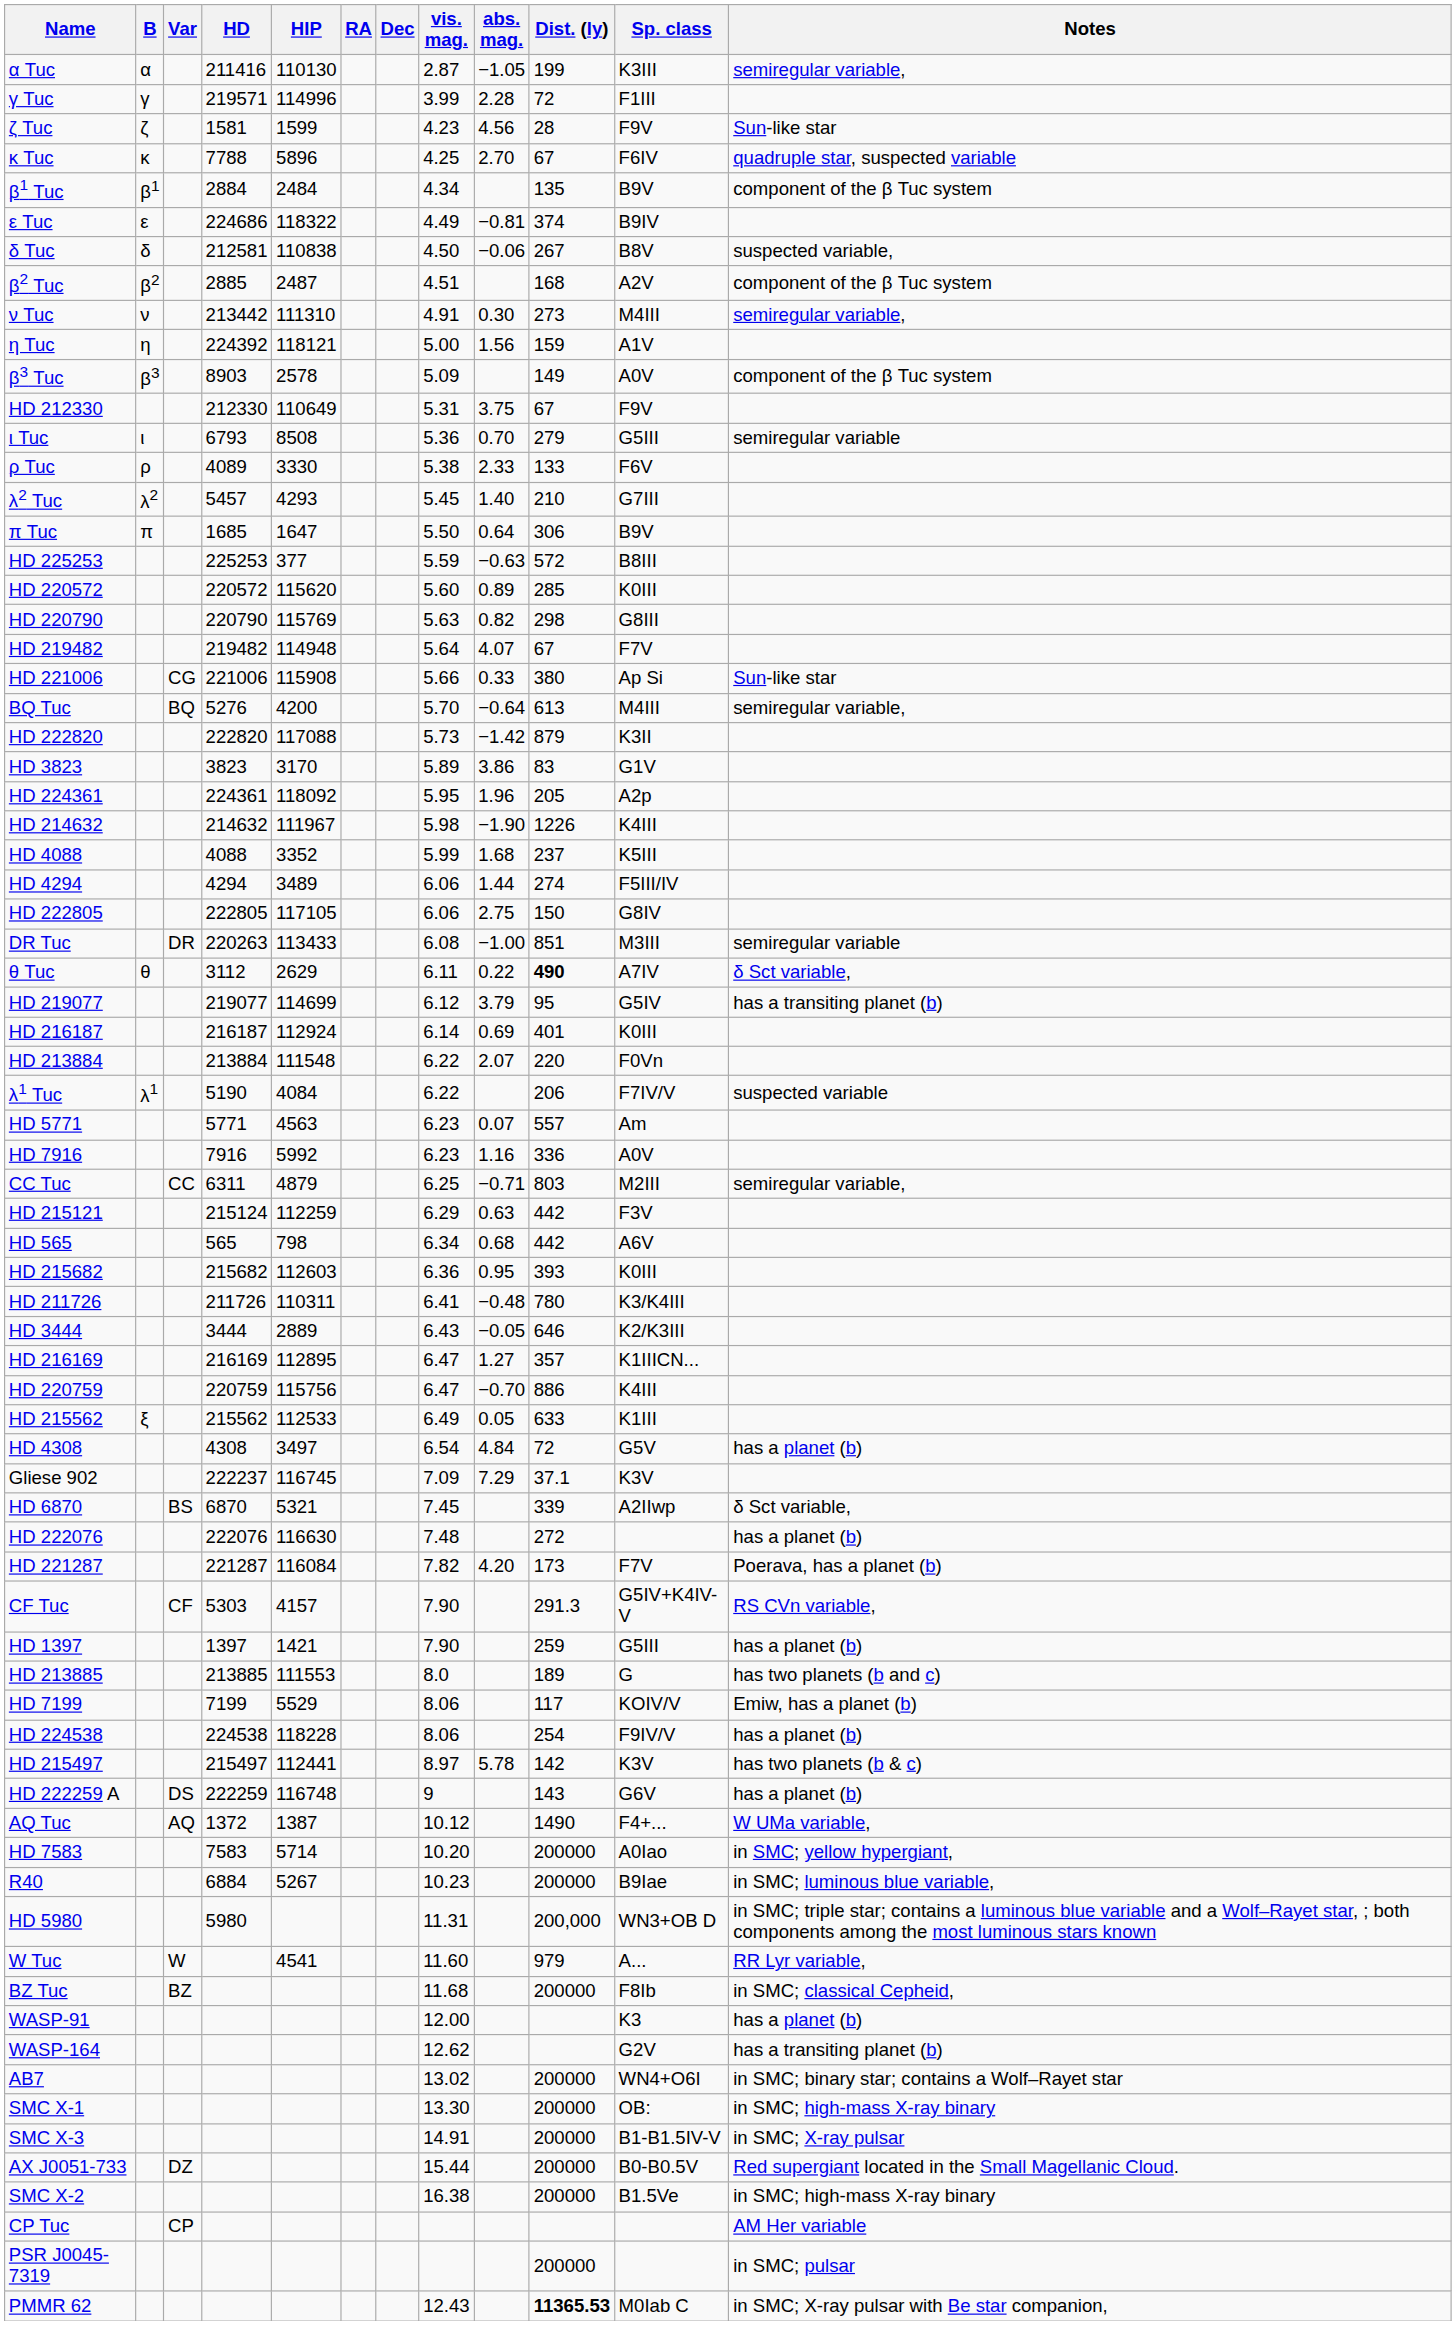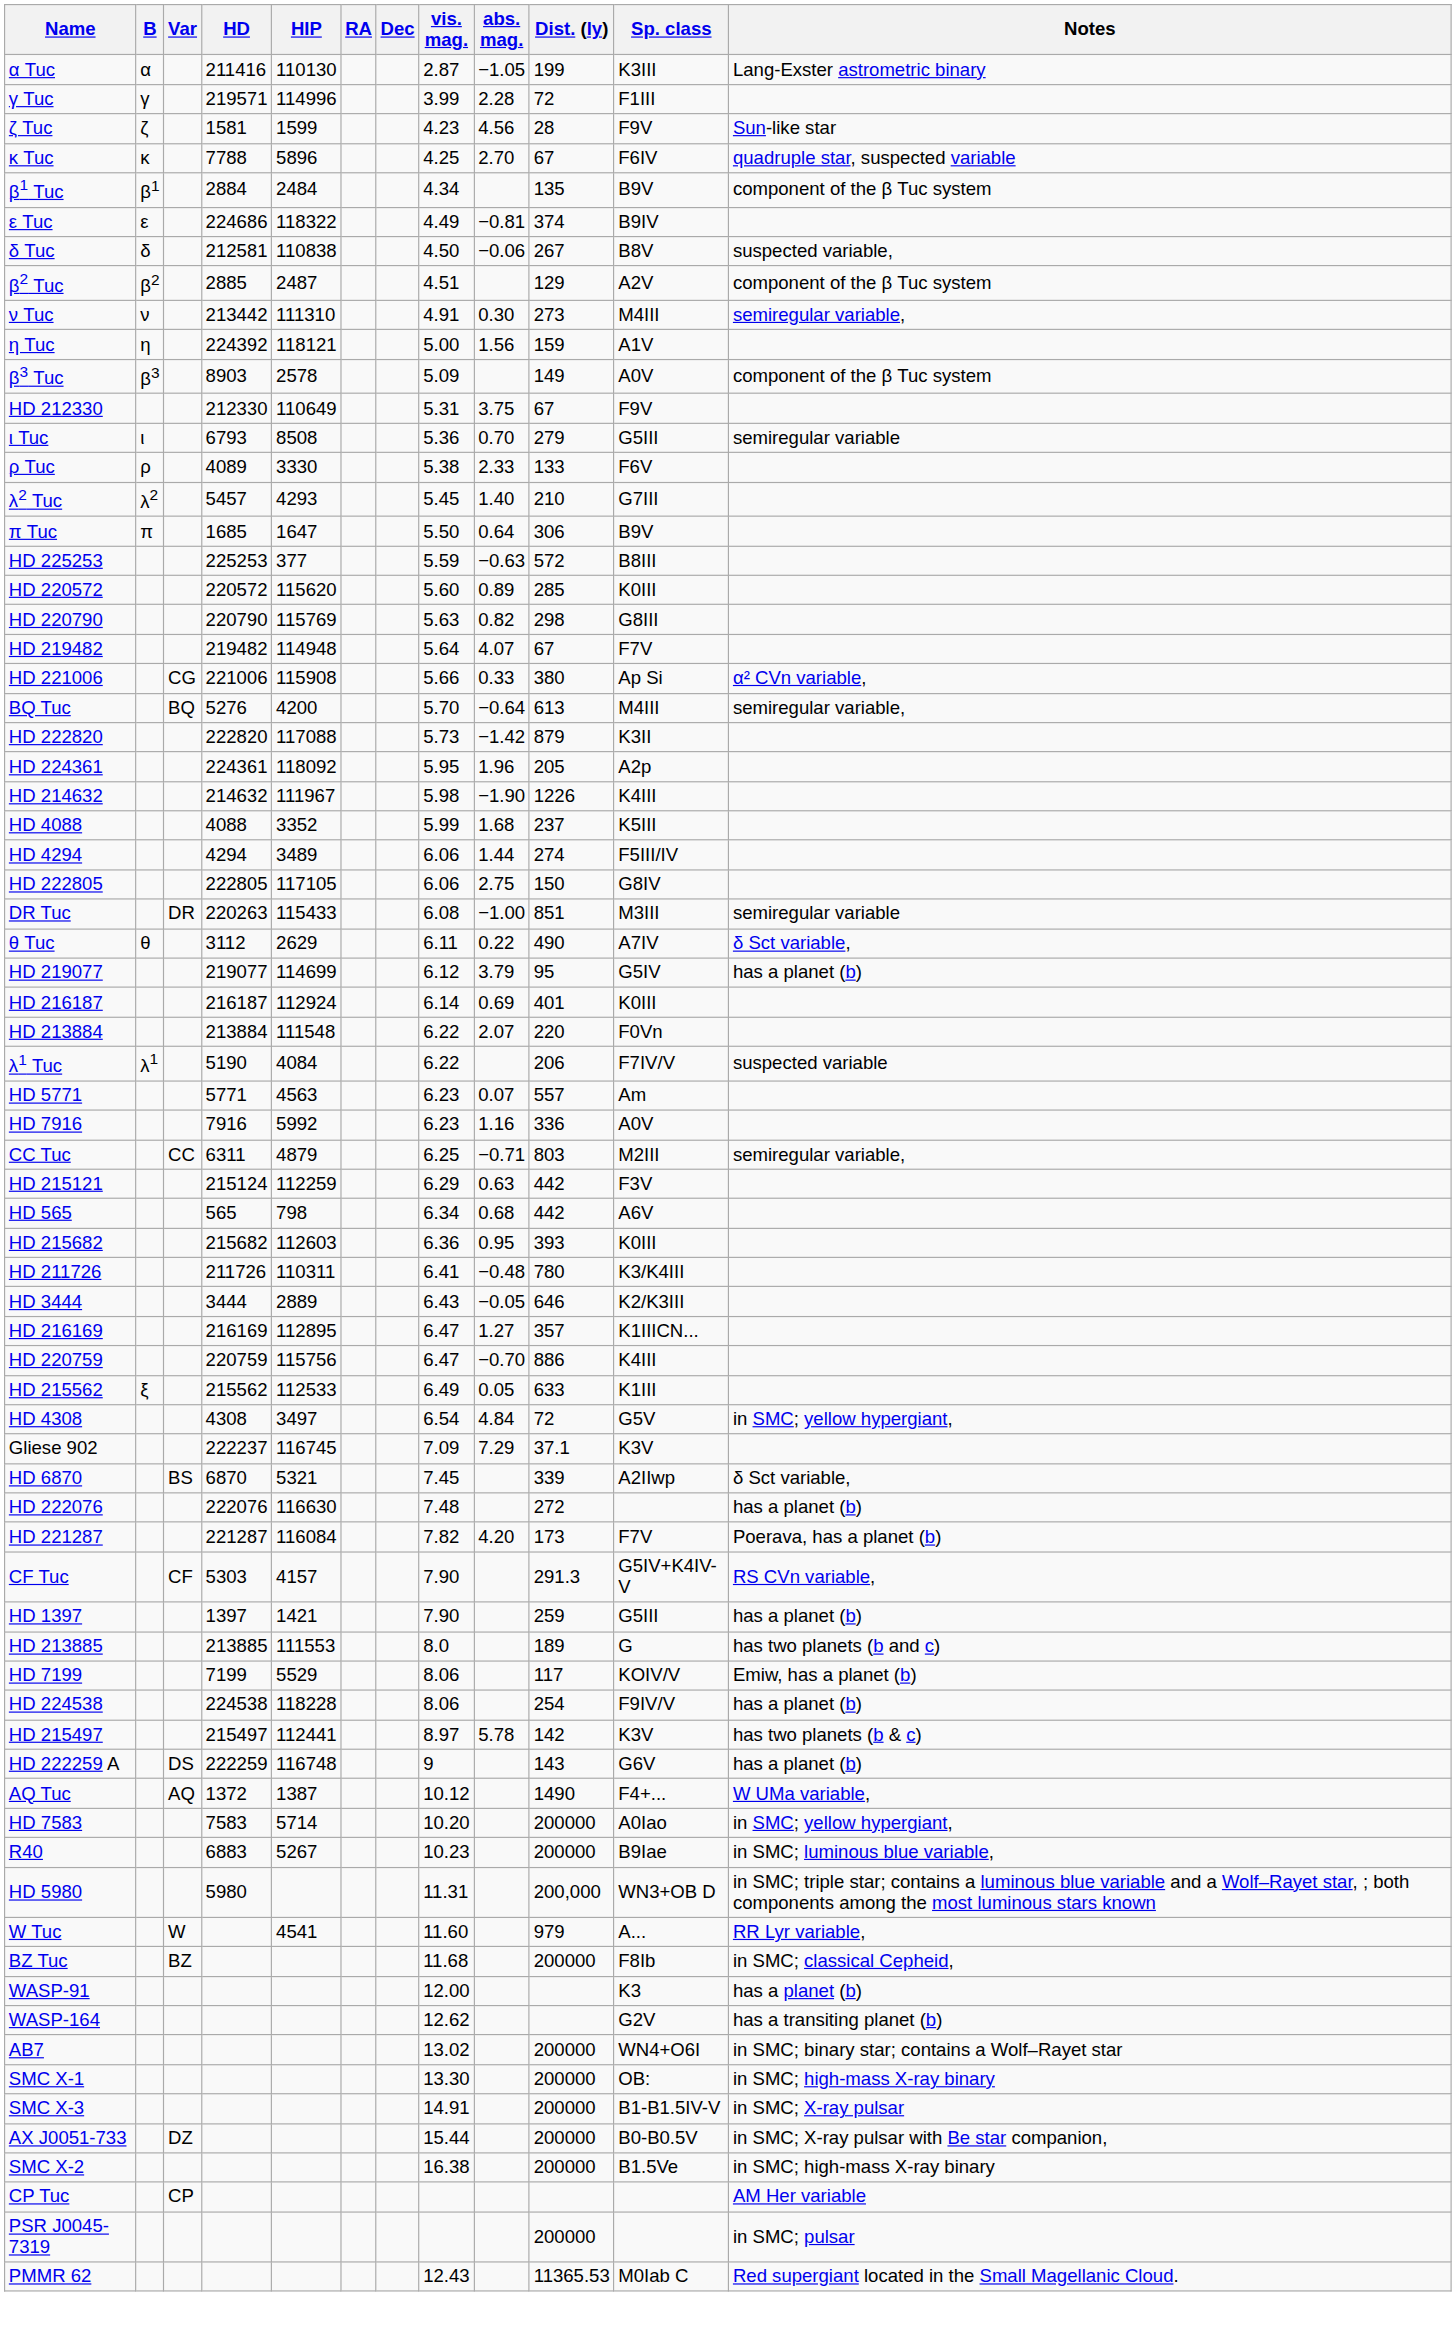(819, 69) semiregular variable, -> (859, 69) Lang-Exster astrometric binary
(549, 283) 168 -> (549, 283) 129
(785, 678) Sun-like star -> (800, 678) α² CVn variable,
- row: (45, 766)
(306, 943) 113433 -> (306, 913) 115433
(549, 972) bold -> (549, 943) normal
(838, 1002) has a transiting planet (b) -> (797, 972) has a planet (b)
(798, 1448) has a planet (b) -> (843, 1419) in SMC; yellow hypergiant,
(226, 1881) 6884 -> (226, 1852) 6883
(956, 2167) Red supergiant located in the Small Magellanic Cloud. -> (920, 2137) in SMC; X-ray pulsar with Be star companion,
(572, 2306) bold -> (572, 2276) normal
(920, 2306) in SMC; X-ray pulsar with Be star companion, -> (956, 2276) Red supergiant located in the Small Magellanic Cloud.
